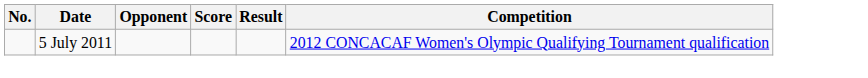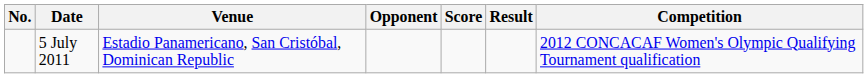+ column: (232, 17)
